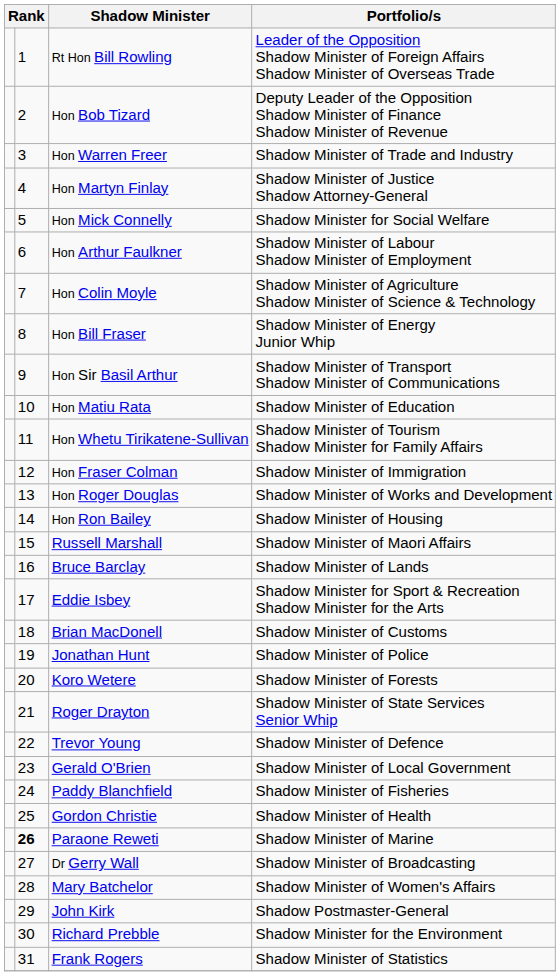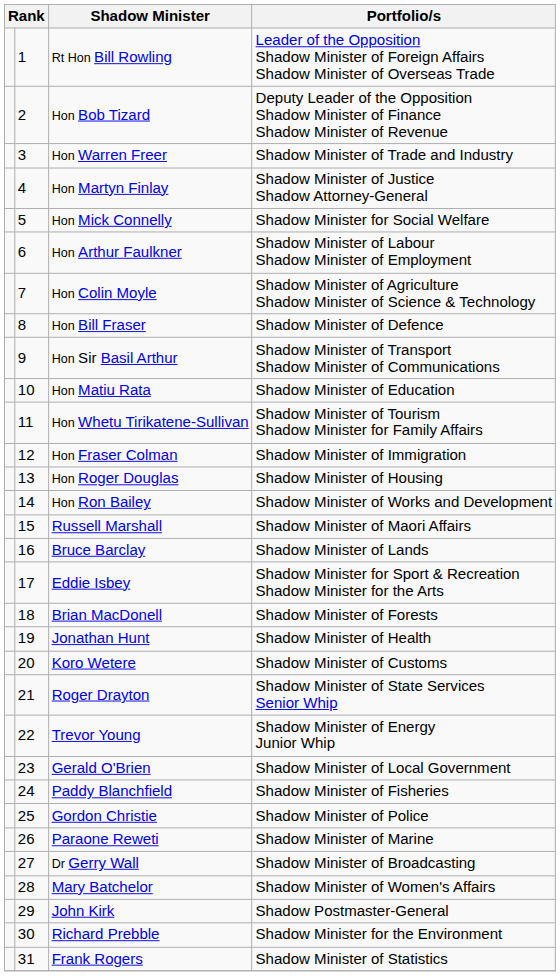(345, 334) Shadow Minister of Energy Junior Whip -> (350, 325) Shadow Minister of Defence
(404, 495) Shadow Minister of Works and Development -> (349, 478) Shadow Minister of Housing
(349, 519) Shadow Minister of Housing -> (404, 502) Shadow Minister of Works and Development
(351, 631) Shadow Minister of Customs -> (347, 614) Shadow Minister of Forests
(342, 655) Shadow Minister of Police -> (343, 638) Shadow Minister of Health
(347, 679) Shadow Minister of Forests -> (351, 662) Shadow Minister of Customs
(350, 744) Shadow Minister of Defence -> (345, 735) Shadow Minister of Energy Junior Whip
(343, 815) Shadow Minister of Health -> (342, 815) Shadow Minister of Police
(26, 839) bold -> (26, 839) normal
